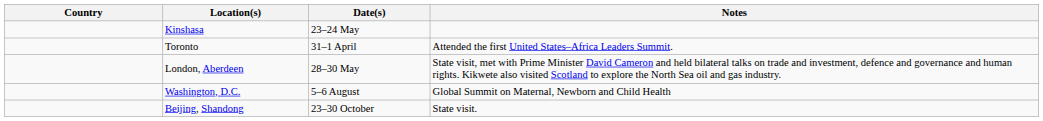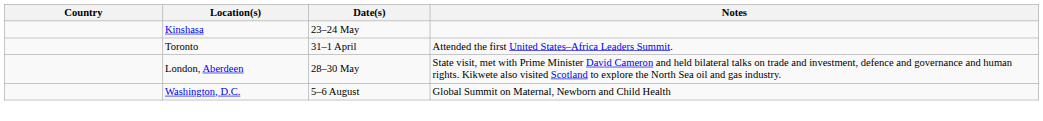- row: (204, 108)
